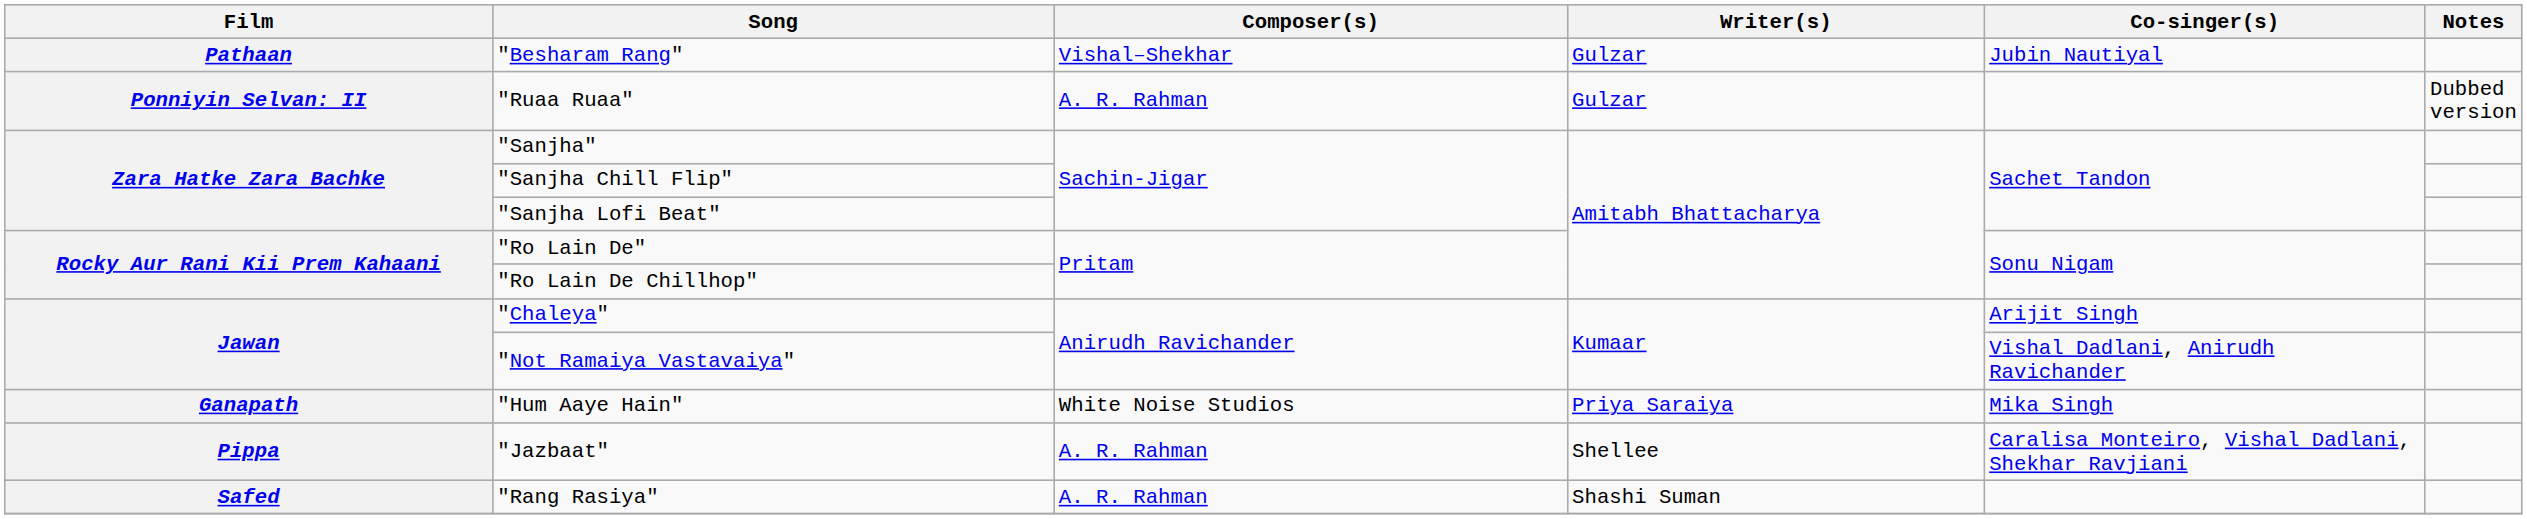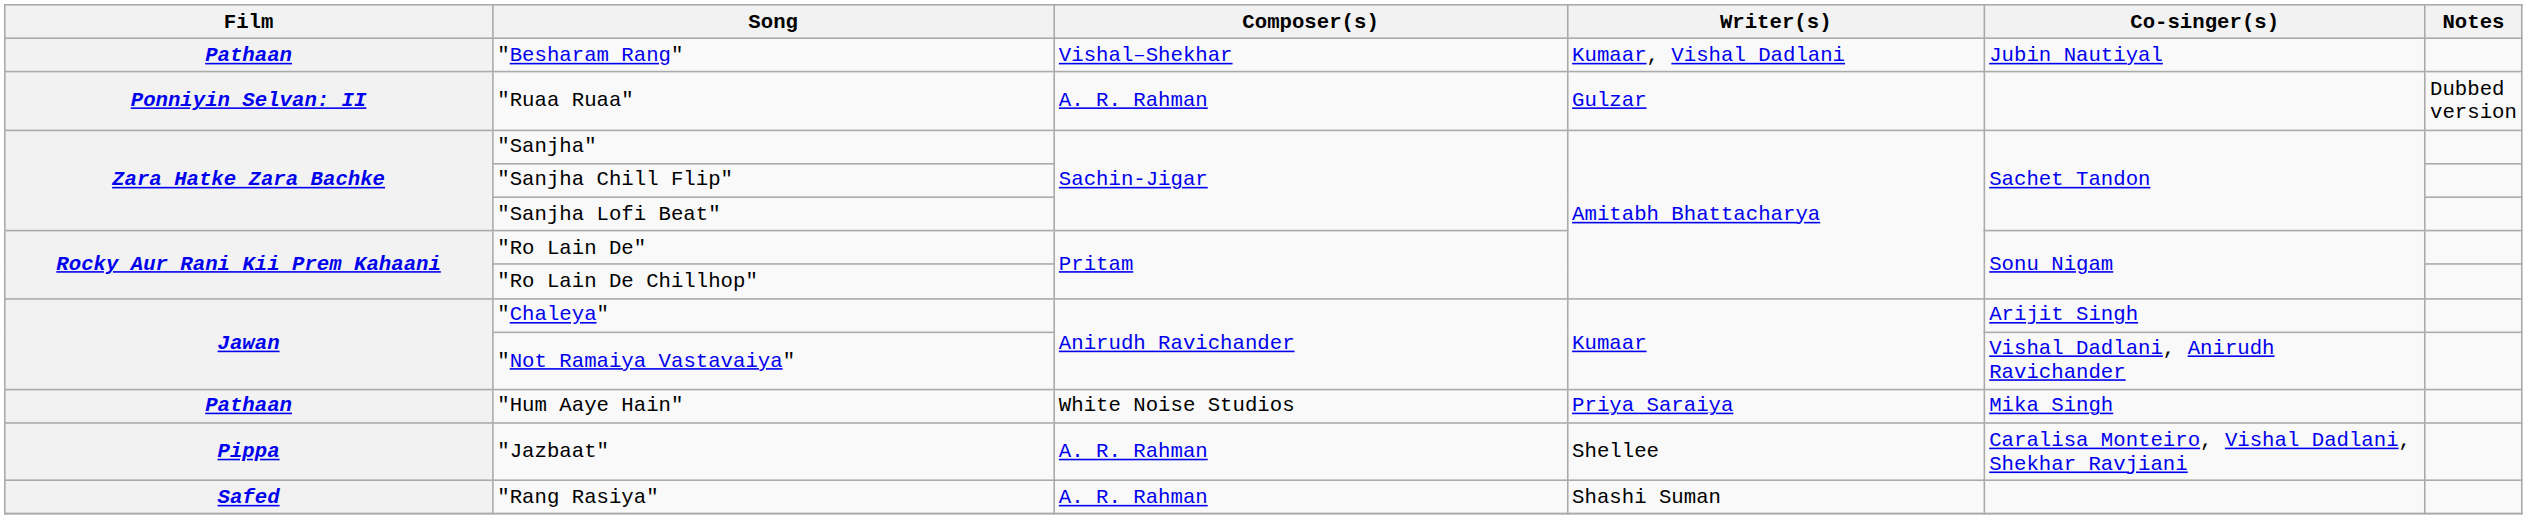(1609, 55) Gulzar -> (1709, 55) Kumaar, Vishal Dadlani
(249, 406) Ganapath -> (249, 406) Pathaan
